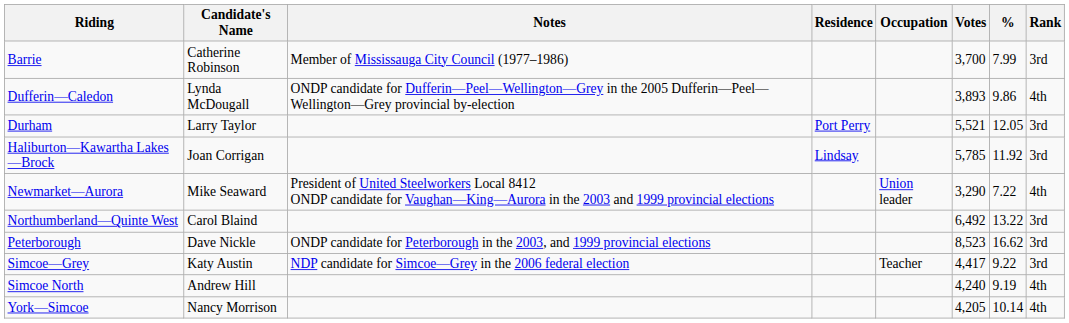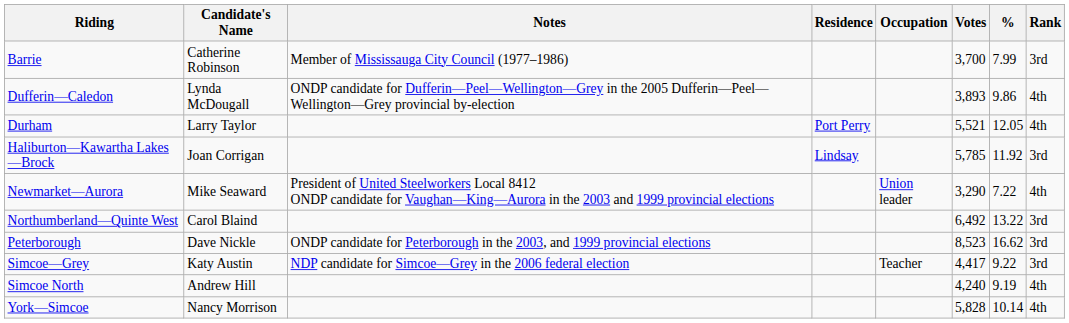(1039, 125) 3rd -> (1038, 125) 4th
(970, 307) 4,205 -> (970, 307) 5,828
